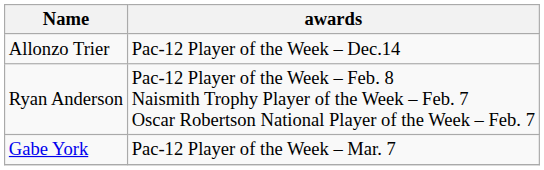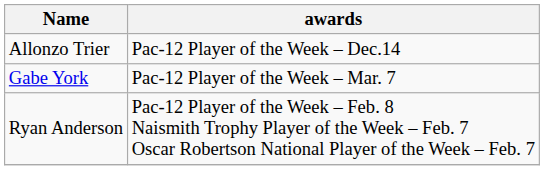rows swapped: (66, 98) <-> (49, 149)
